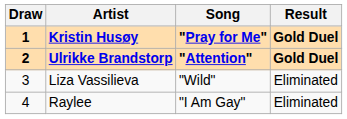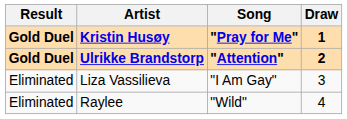columns swapped: (26, 15) <-> (306, 15)
(197, 80) "Wild" -> (243, 80) "I Am Gay"
(212, 102) "I Am Gay" -> (229, 102) "Wild"
